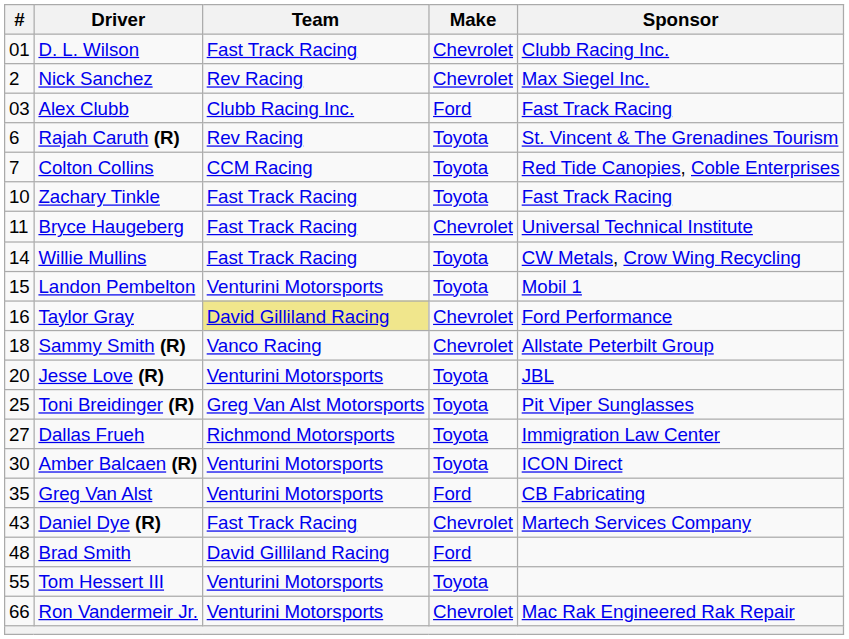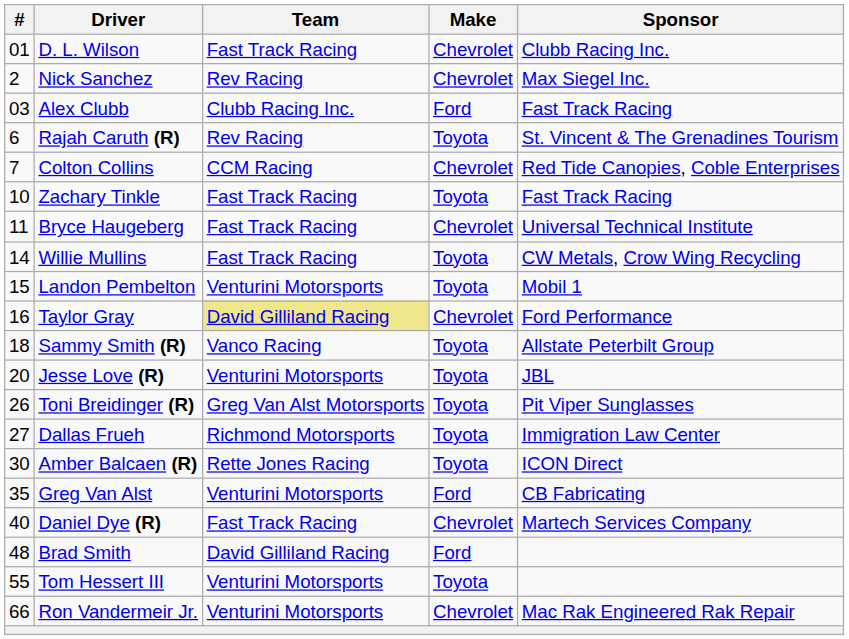(461, 168) Toyota -> (473, 168) Chevrolet
(473, 345) Chevrolet -> (461, 345) Toyota
(19, 404) 25 -> (19, 404) 26
(295, 464) Venturini Motorsports -> (288, 464) Rette Jones Racing
(19, 523) 43 -> (19, 523) 40
